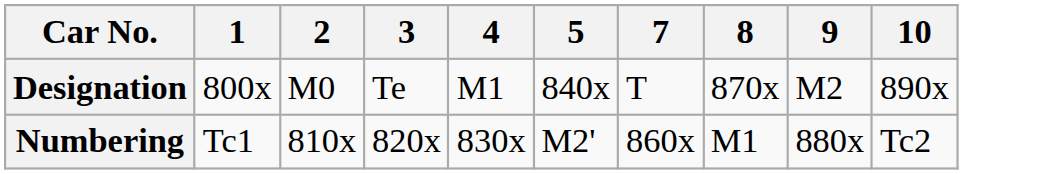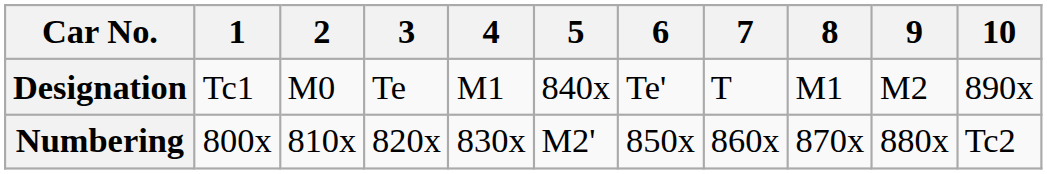+ column: (660, 31)
(237, 86) 800x -> (228, 86) Tc1
(745, 86) 870x -> (819, 86) M1
(228, 140) Tc1 -> (237, 140) 800x
(735, 140) M1 -> (830, 140) 870x
